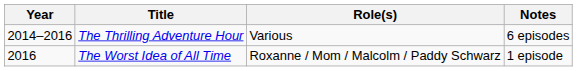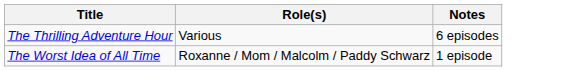- column: (40, 14)
